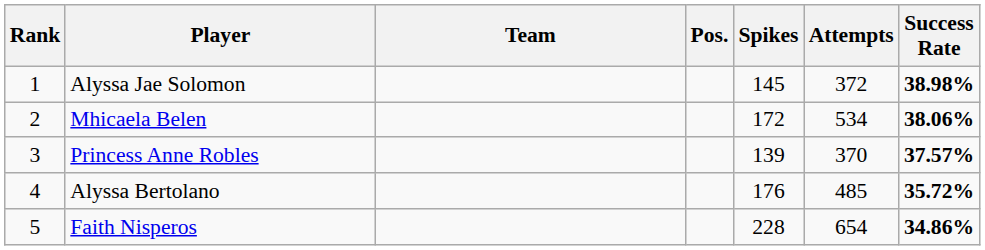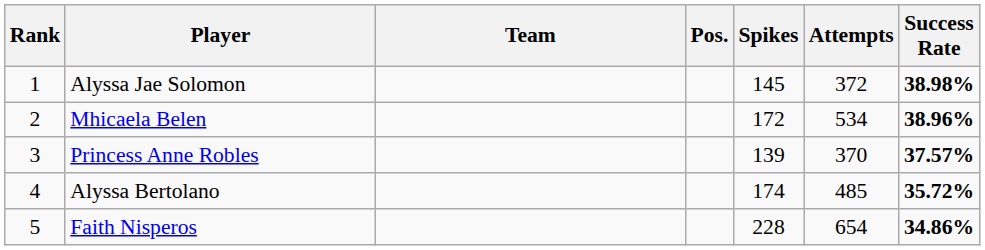(939, 119) 38.06% -> (939, 119) 38.96%
(769, 190) 176 -> (769, 190) 174
